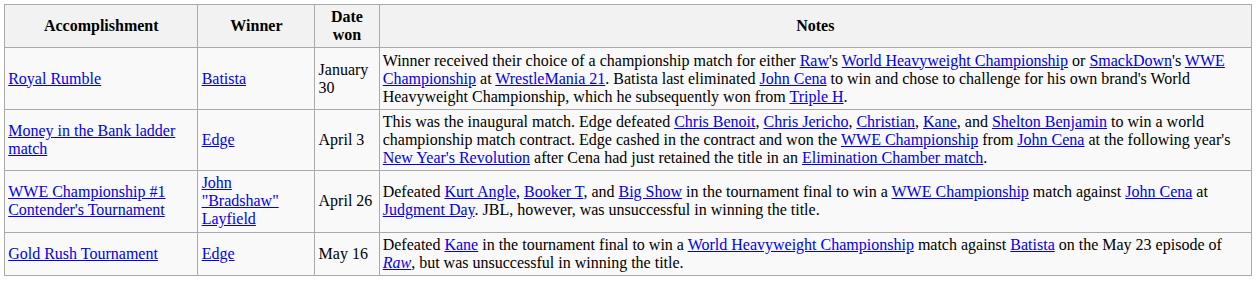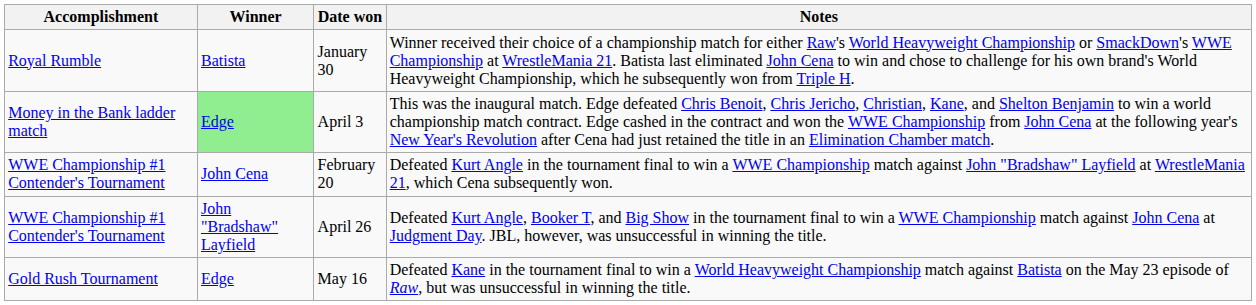(218, 139) no background -> (217, 121) lightgreen background
+ row: (346, 174)
